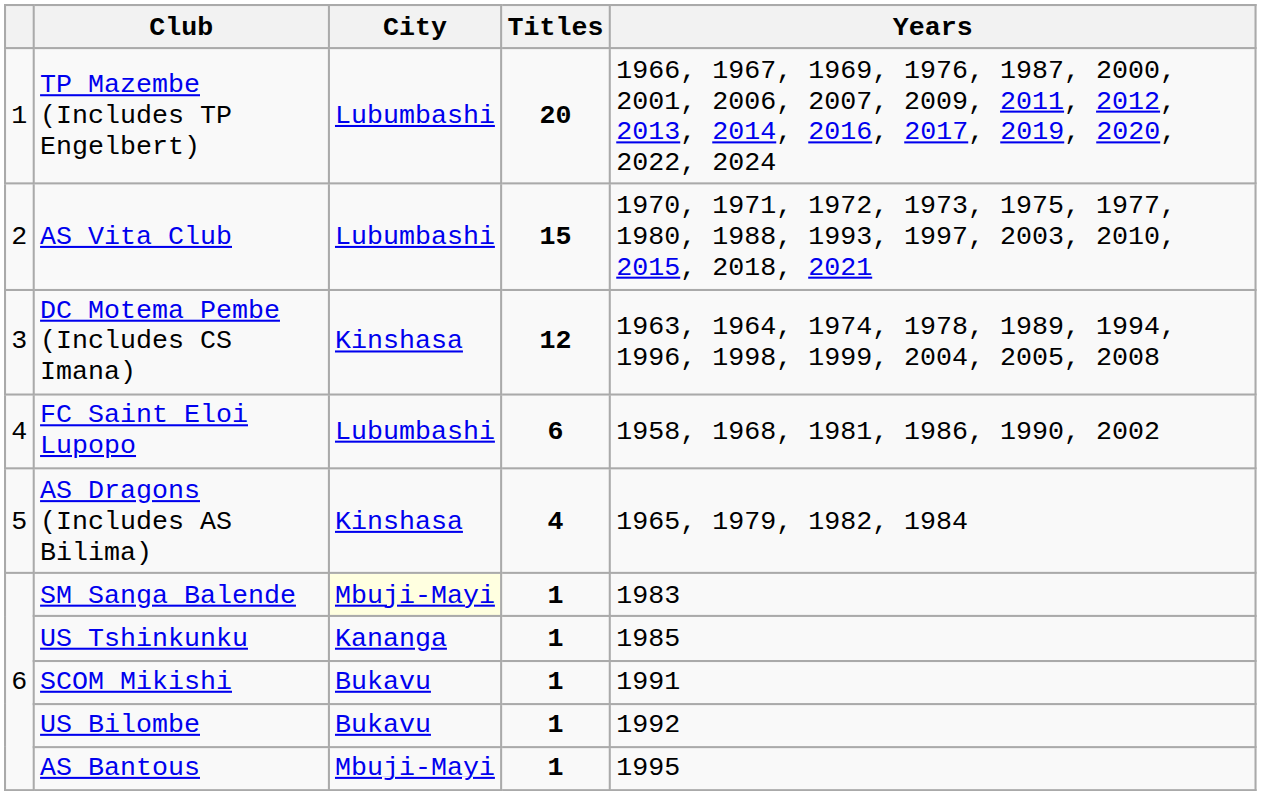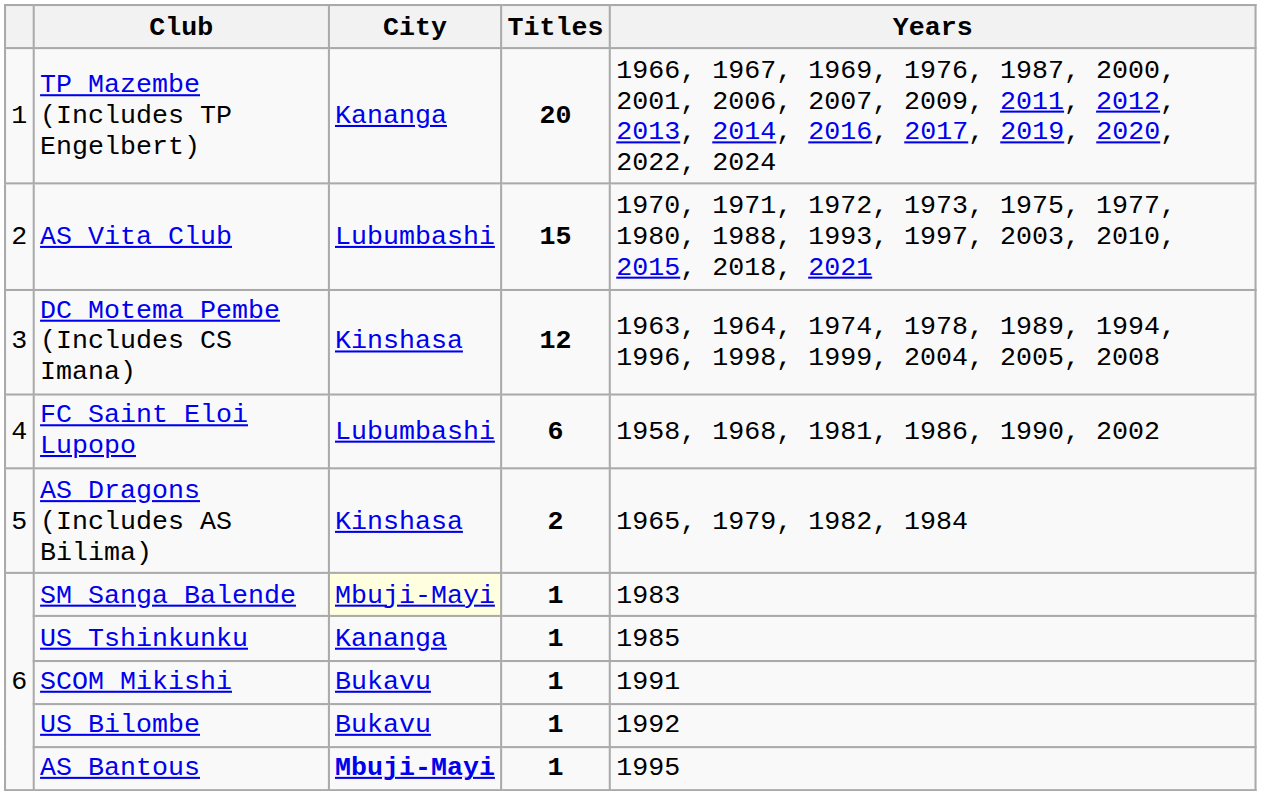(415, 116) Lubumbashi -> (391, 116) Kananga
(556, 521) 4 -> (556, 521) 2
(415, 769) normal -> (415, 769) bold
